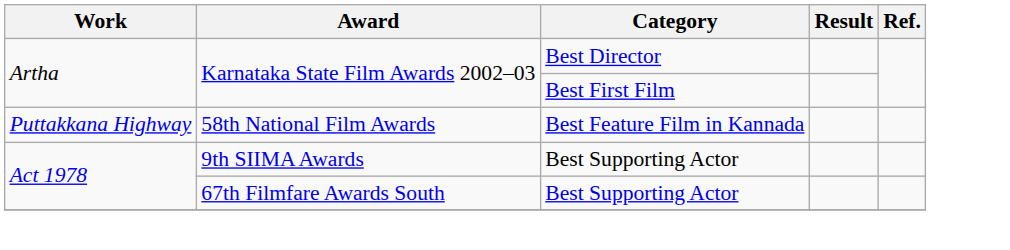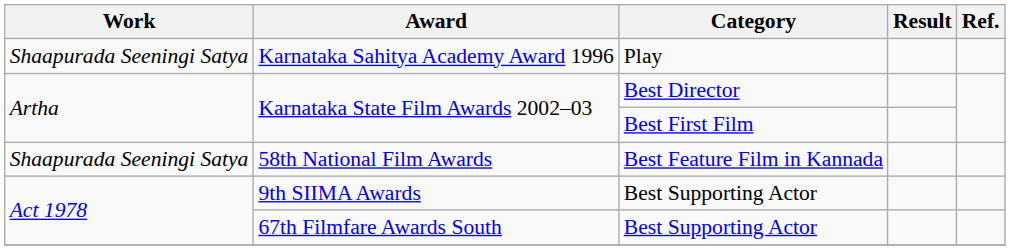+ row: (436, 55)
(101, 124) Puttakkana Highway -> (129, 158) Shaapurada Seeningi Satya
